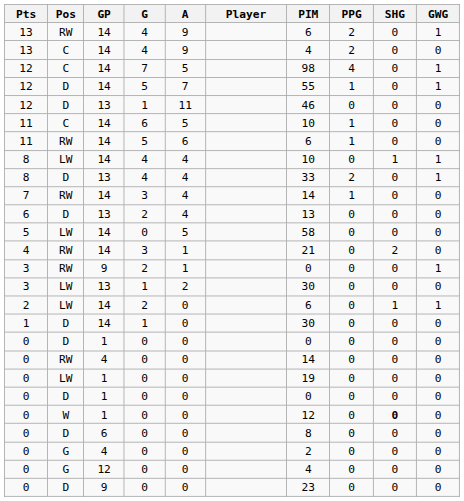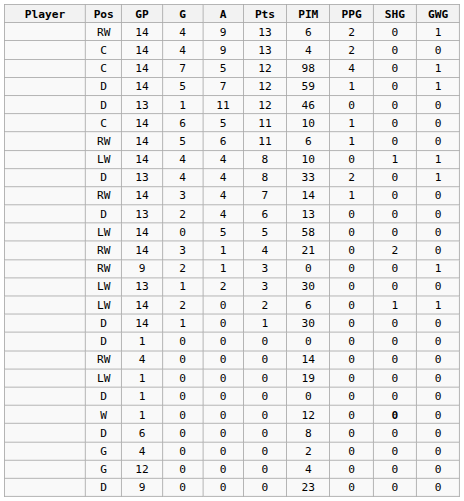columns swapped: (246, 14) <-> (26, 14)
(308, 86) 55 -> (308, 86) 59
